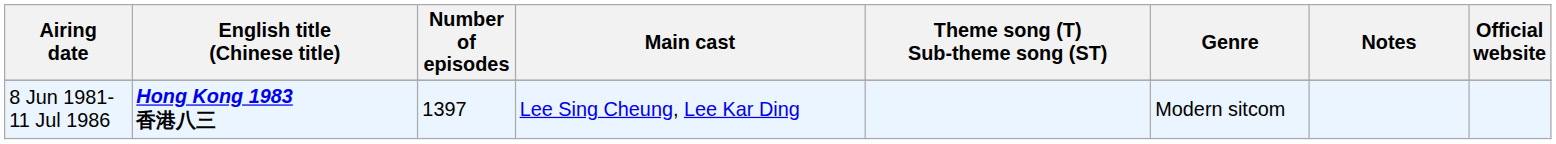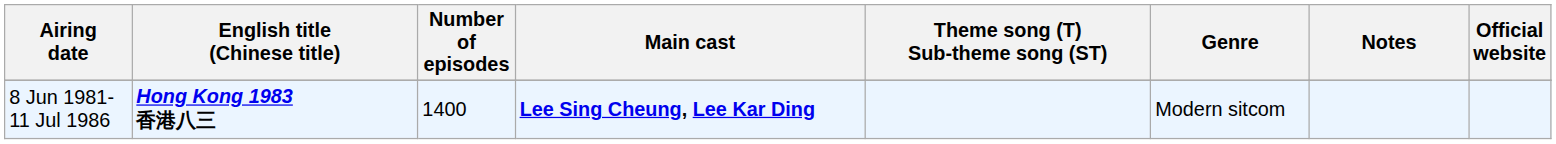(444, 109) 1397 -> (444, 109) 1400
(660, 109) normal -> (667, 109) bold
